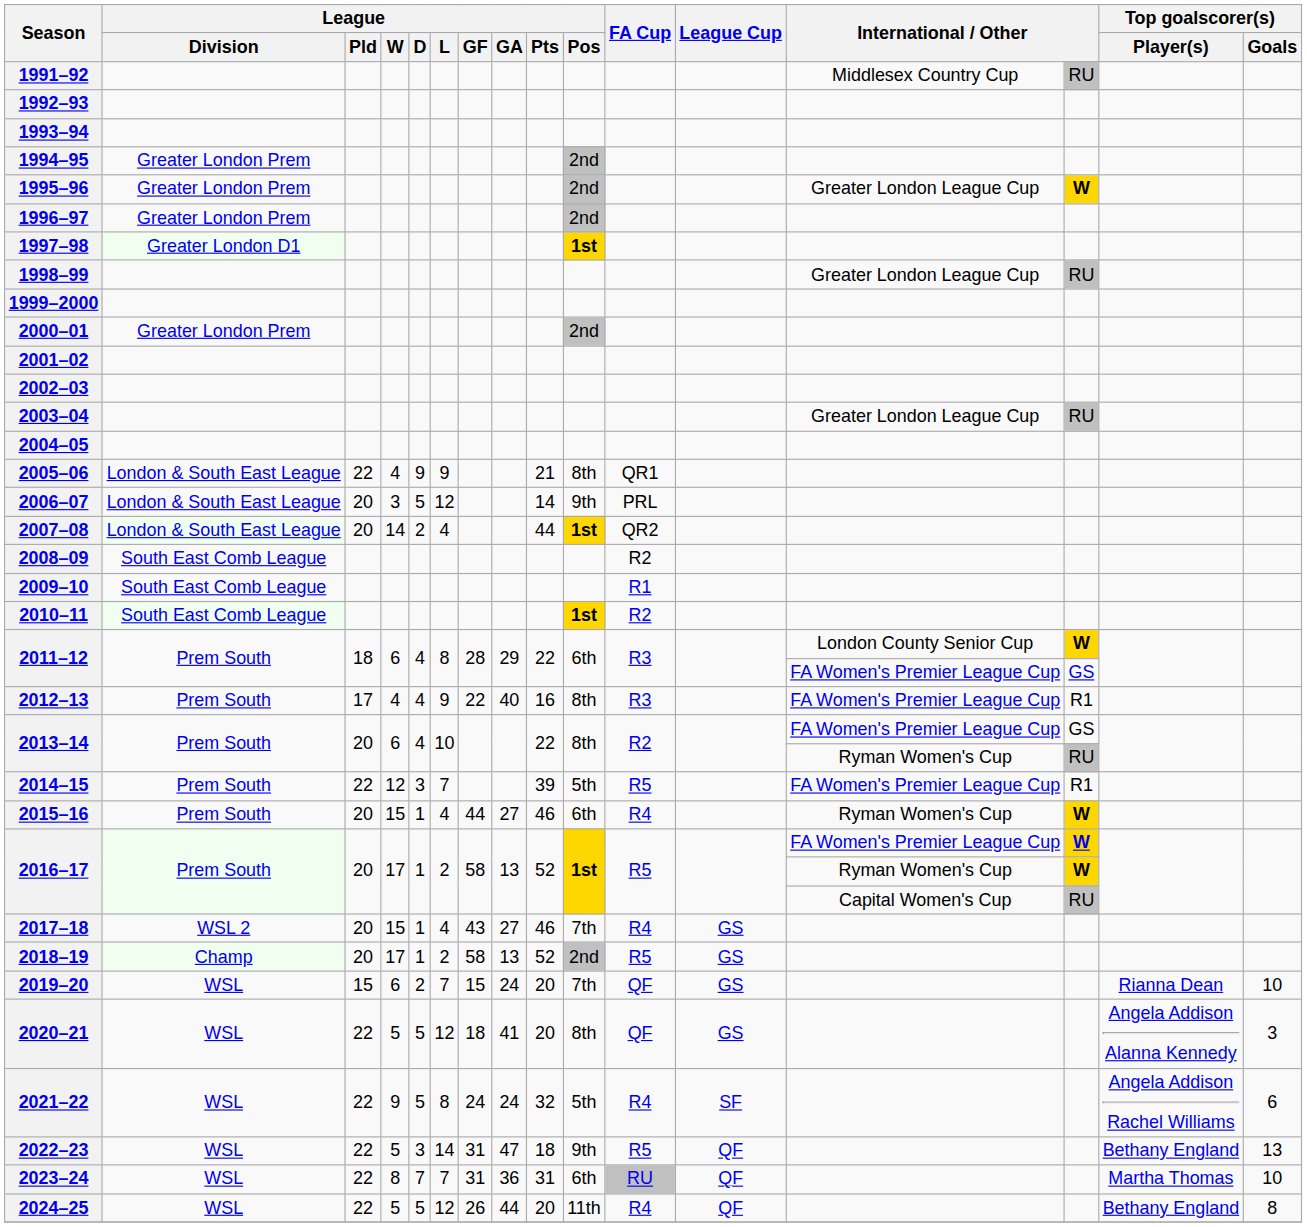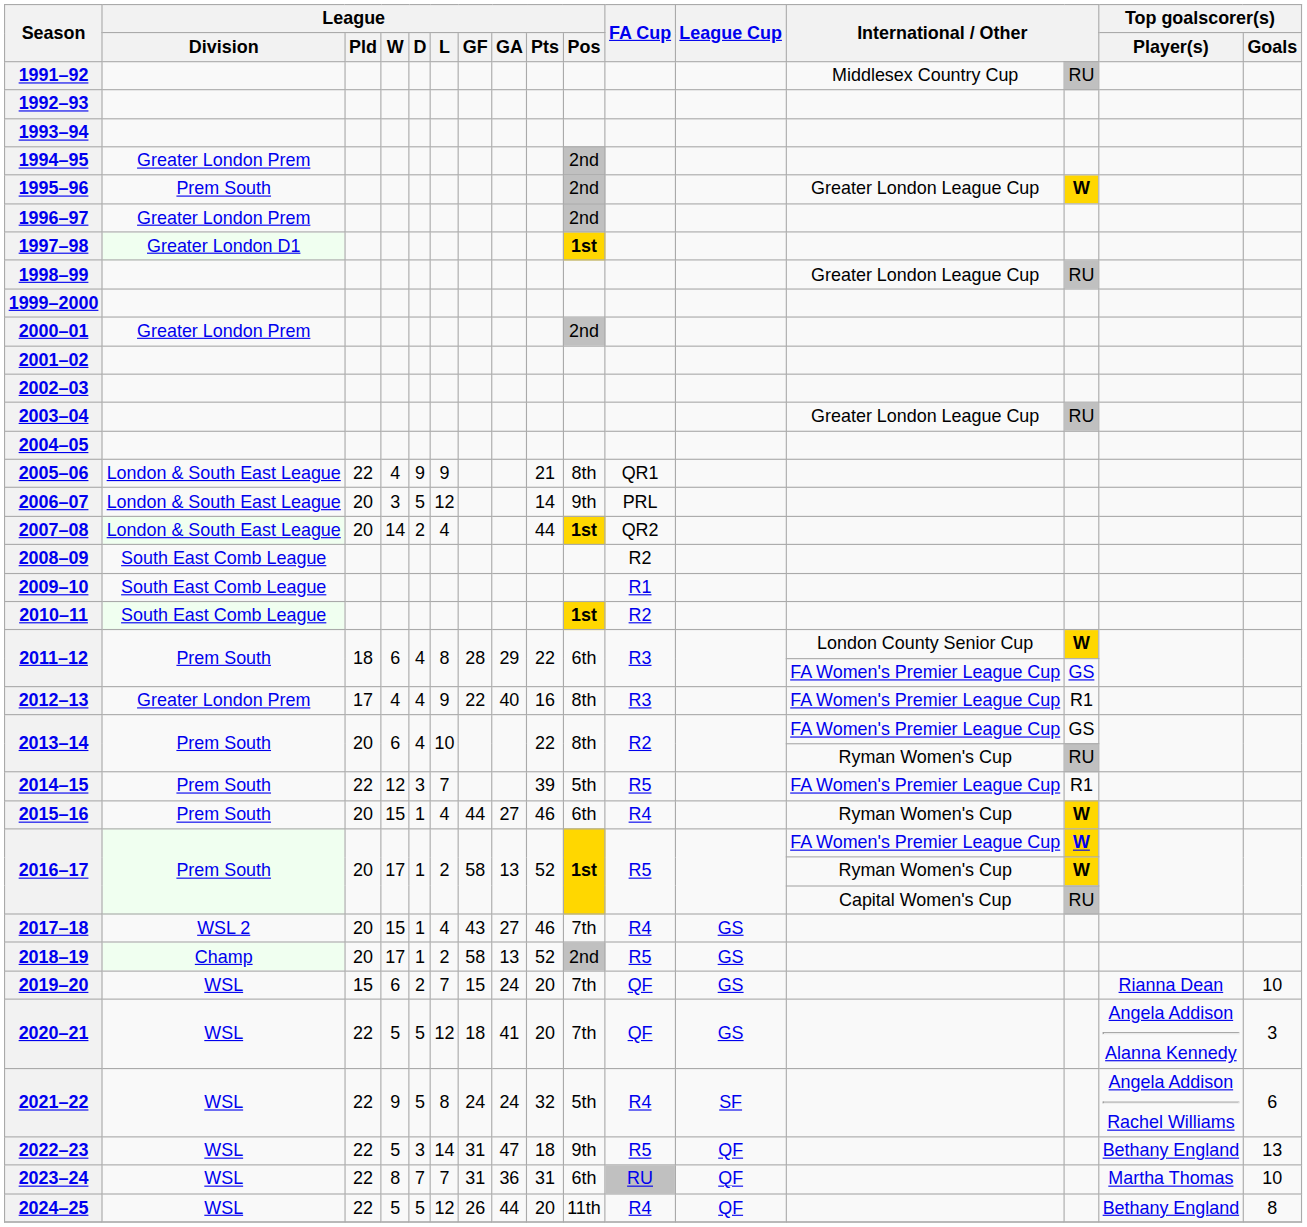(224, 189) Greater London Prem -> (224, 189) Prem South
(224, 700) Prem South -> (224, 700) Greater London Prem
(584, 1033) 8th -> (584, 1033) 7th
